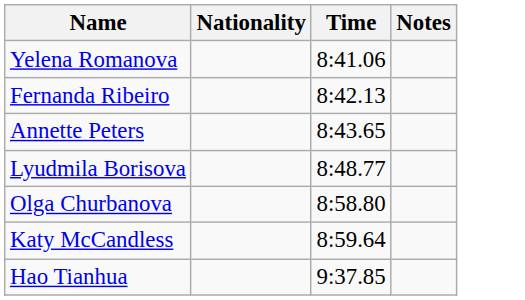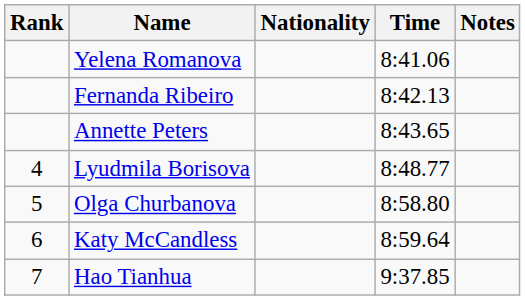+ column: (37, 22)
